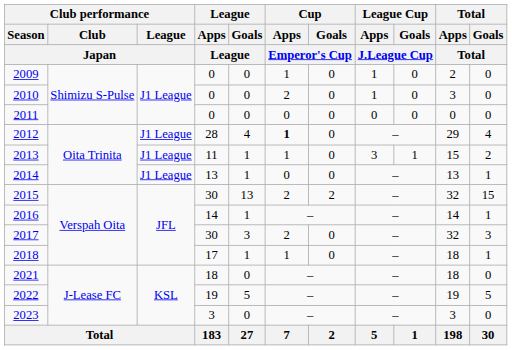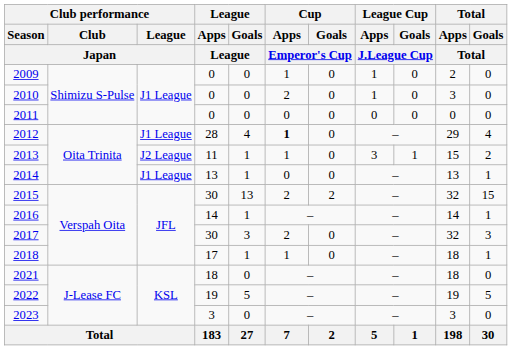(166, 154) J1 League -> (166, 154) J2 League
